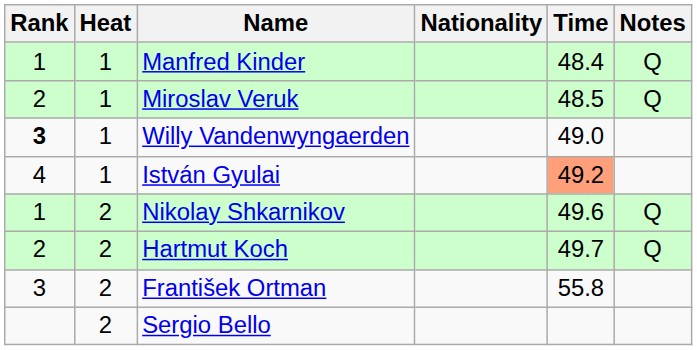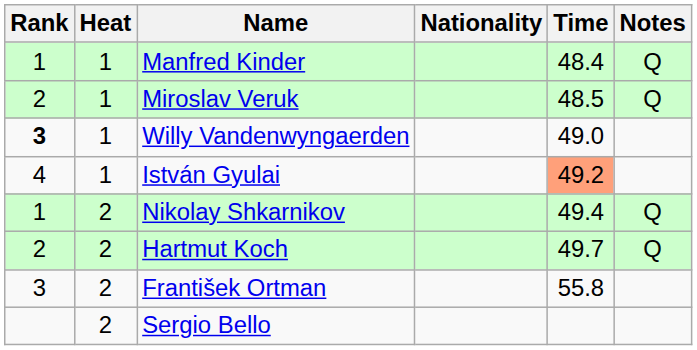(581, 212) 49.6 -> (581, 212) 49.4
